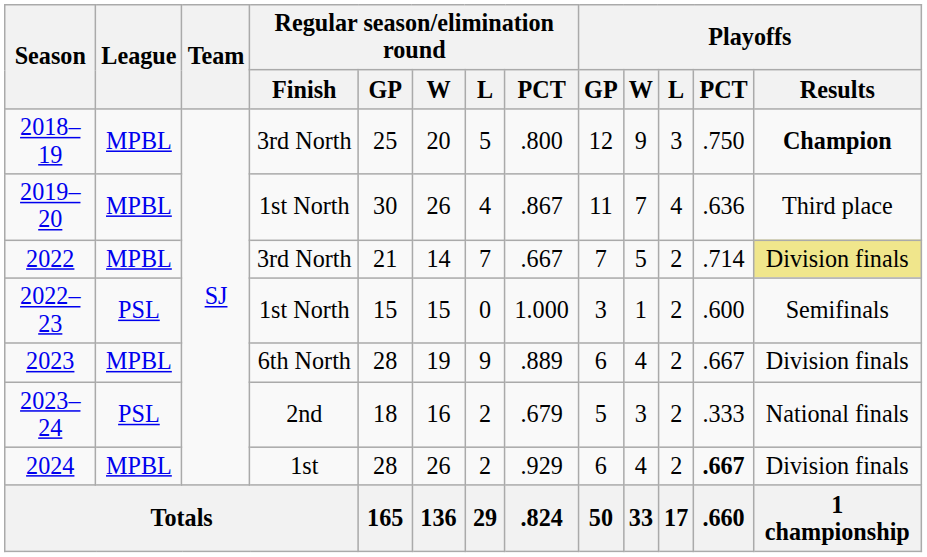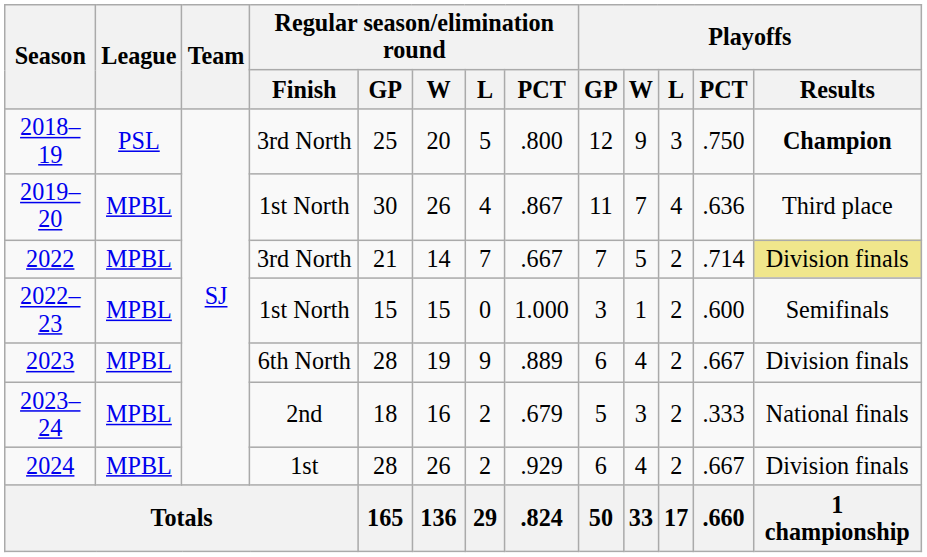(139, 141) MPBL -> (139, 141) PSL
(139, 310) PSL -> (139, 310) MPBL
(139, 414) PSL -> (139, 414) MPBL
(724, 466) bold -> (724, 466) normal
